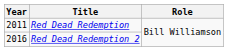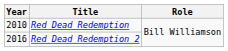(17, 25) 2011 -> (17, 25) 2010
